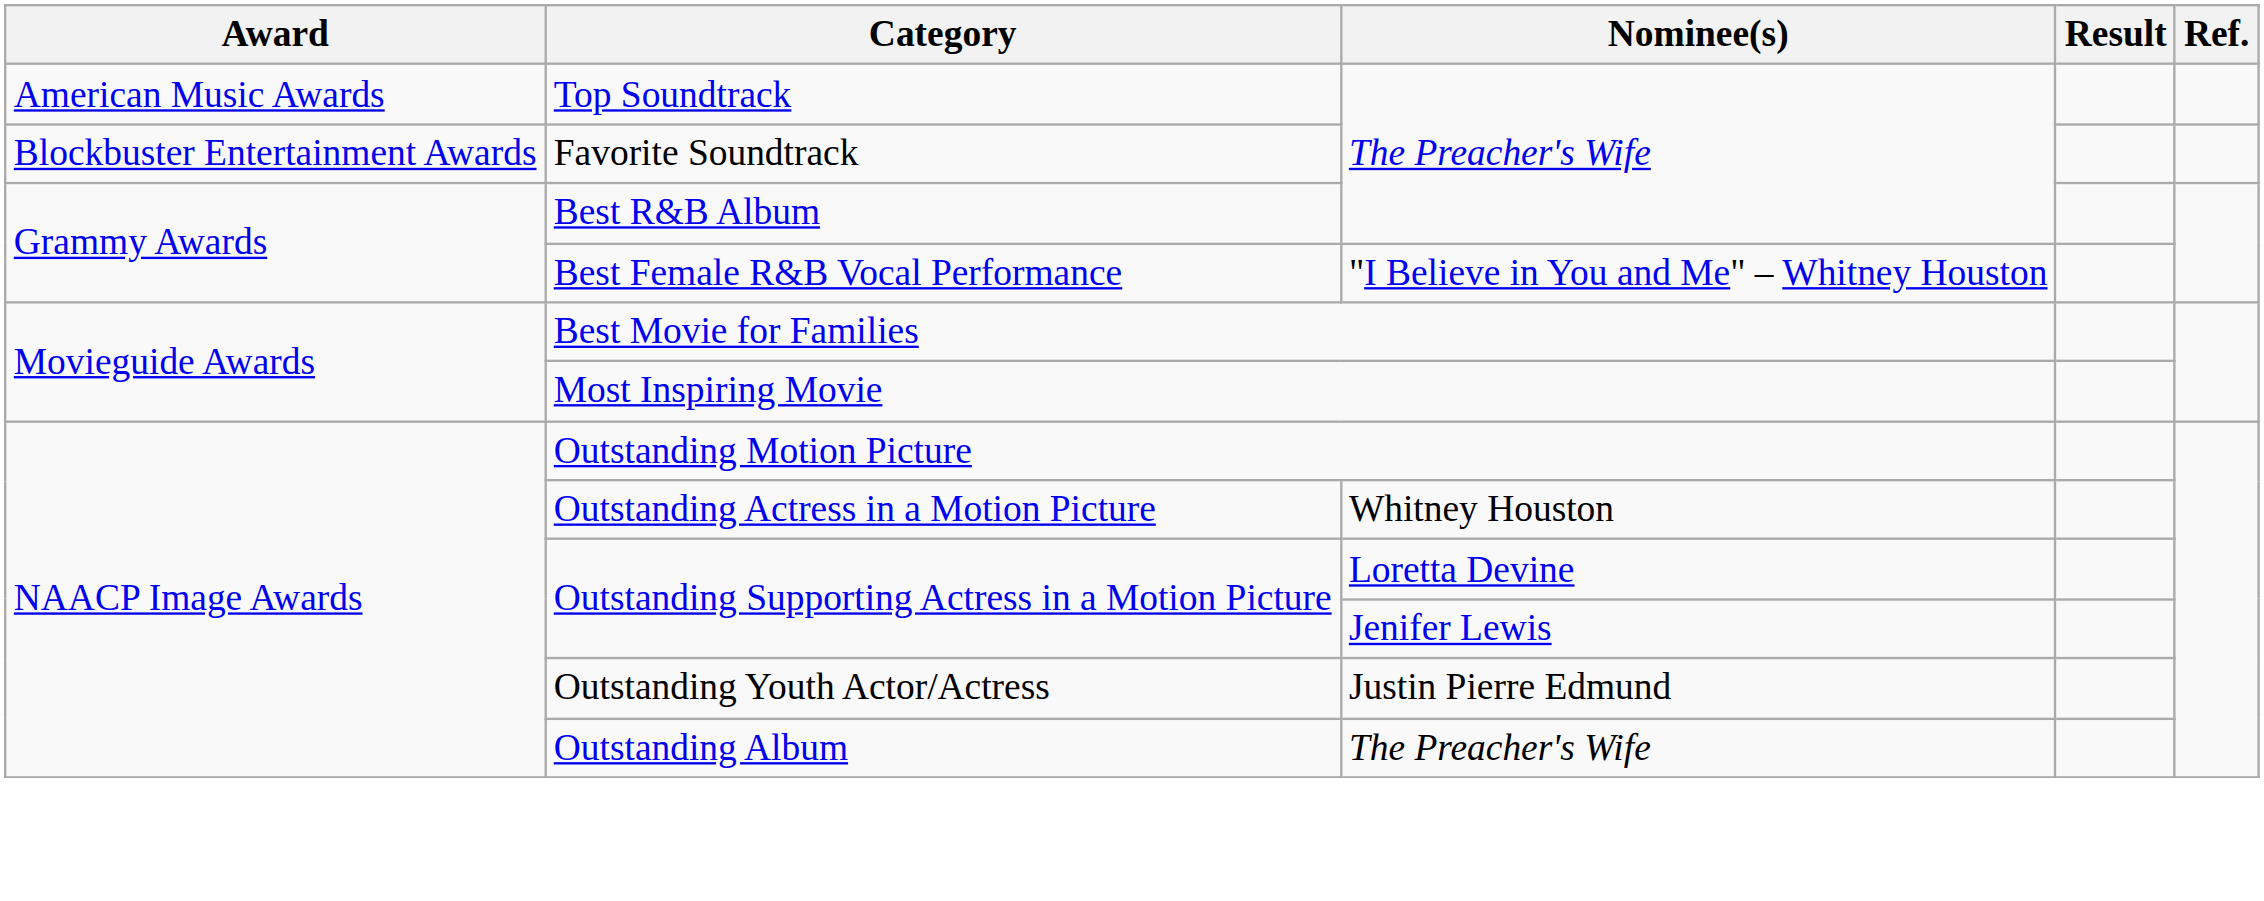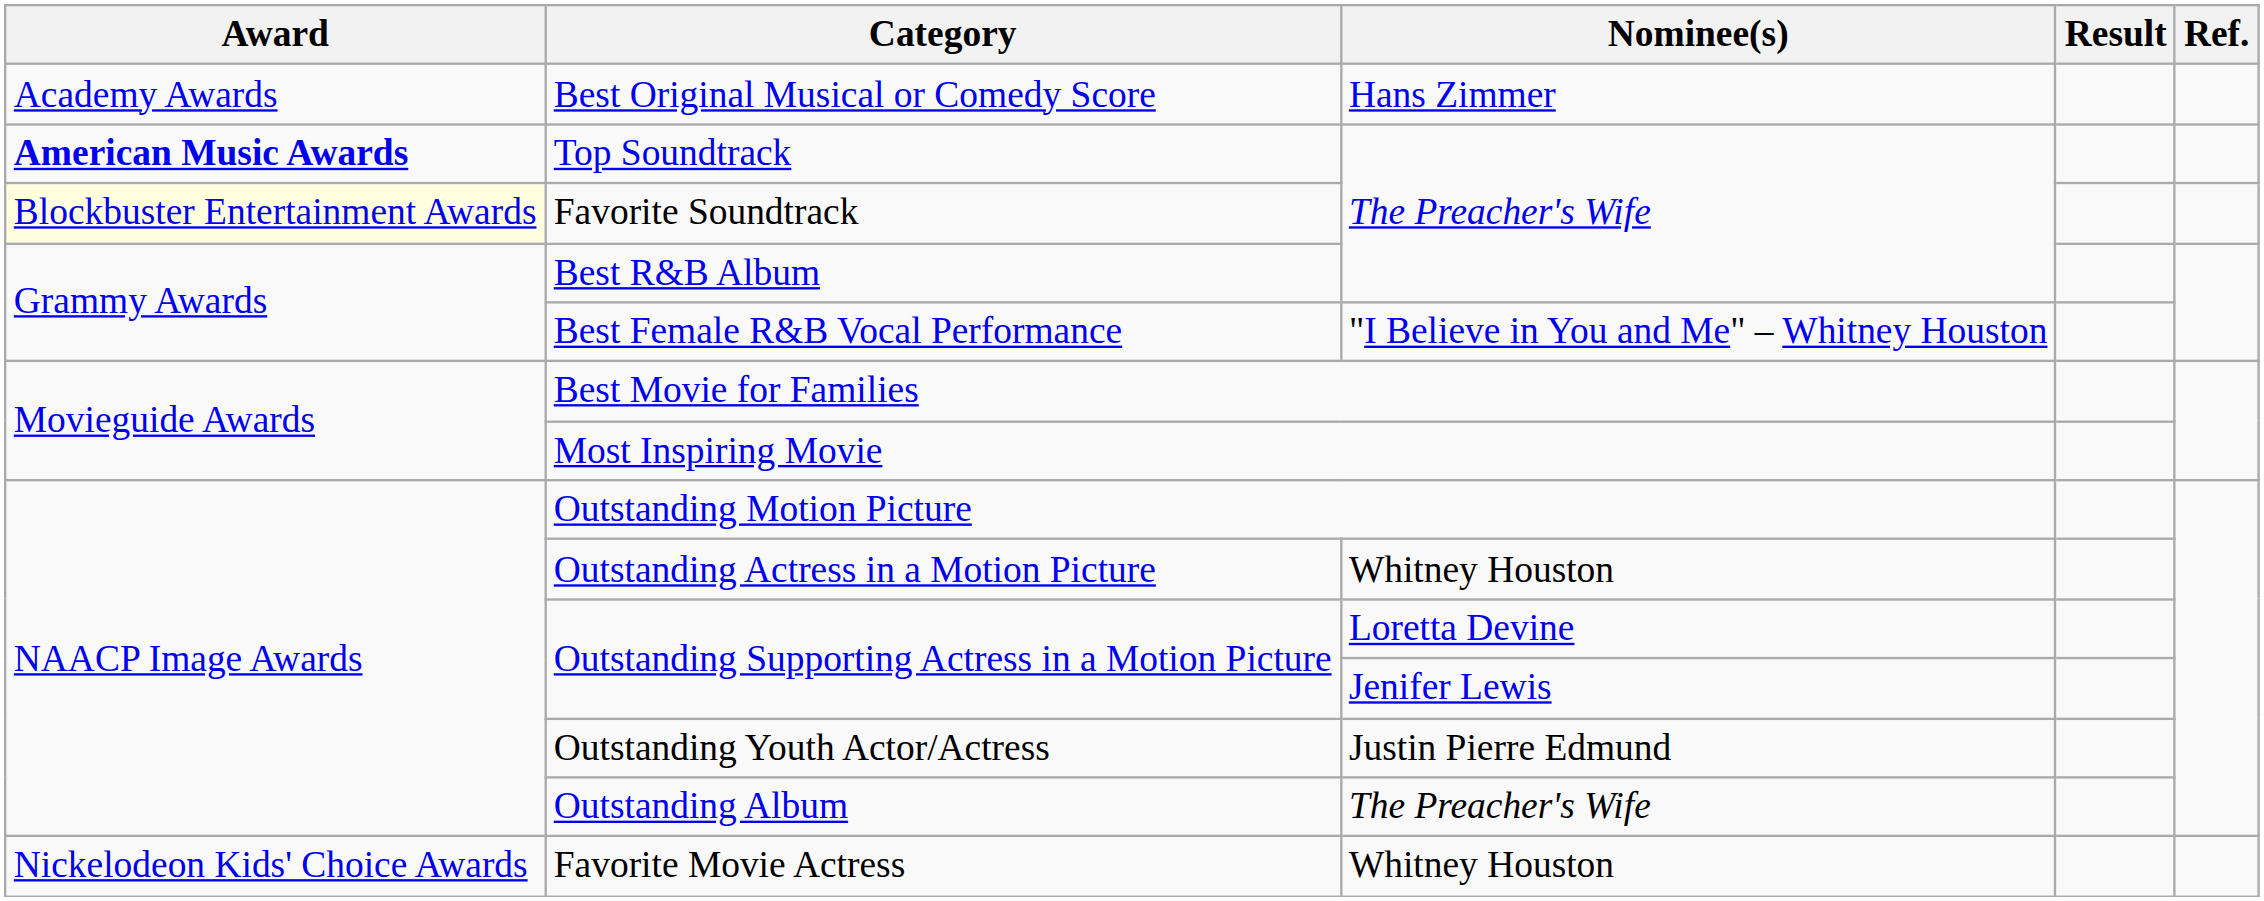+ row: (855, 93)
(199, 93) normal -> (211, 152) bold
(275, 152) no background -> (275, 212) lightyellow background
+ row: (729, 865)
